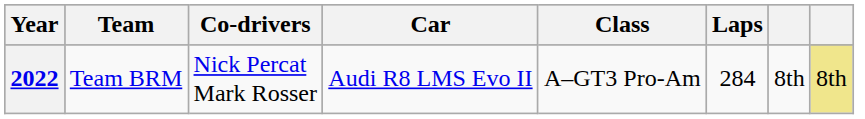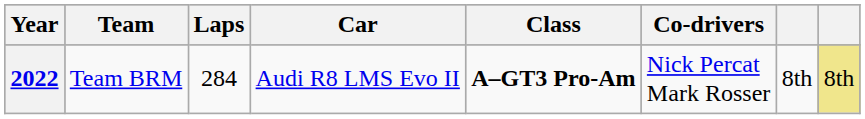columns swapped: (255, 24) <-> (737, 24)
(622, 78) normal -> (553, 78) bold
